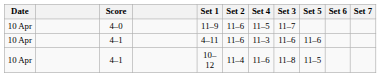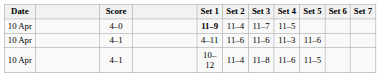columns swapped: (287, 12) <-> (261, 12)
(210, 26) normal -> (210, 26) bold
(235, 26) 11–6 -> (235, 26) 11–4
